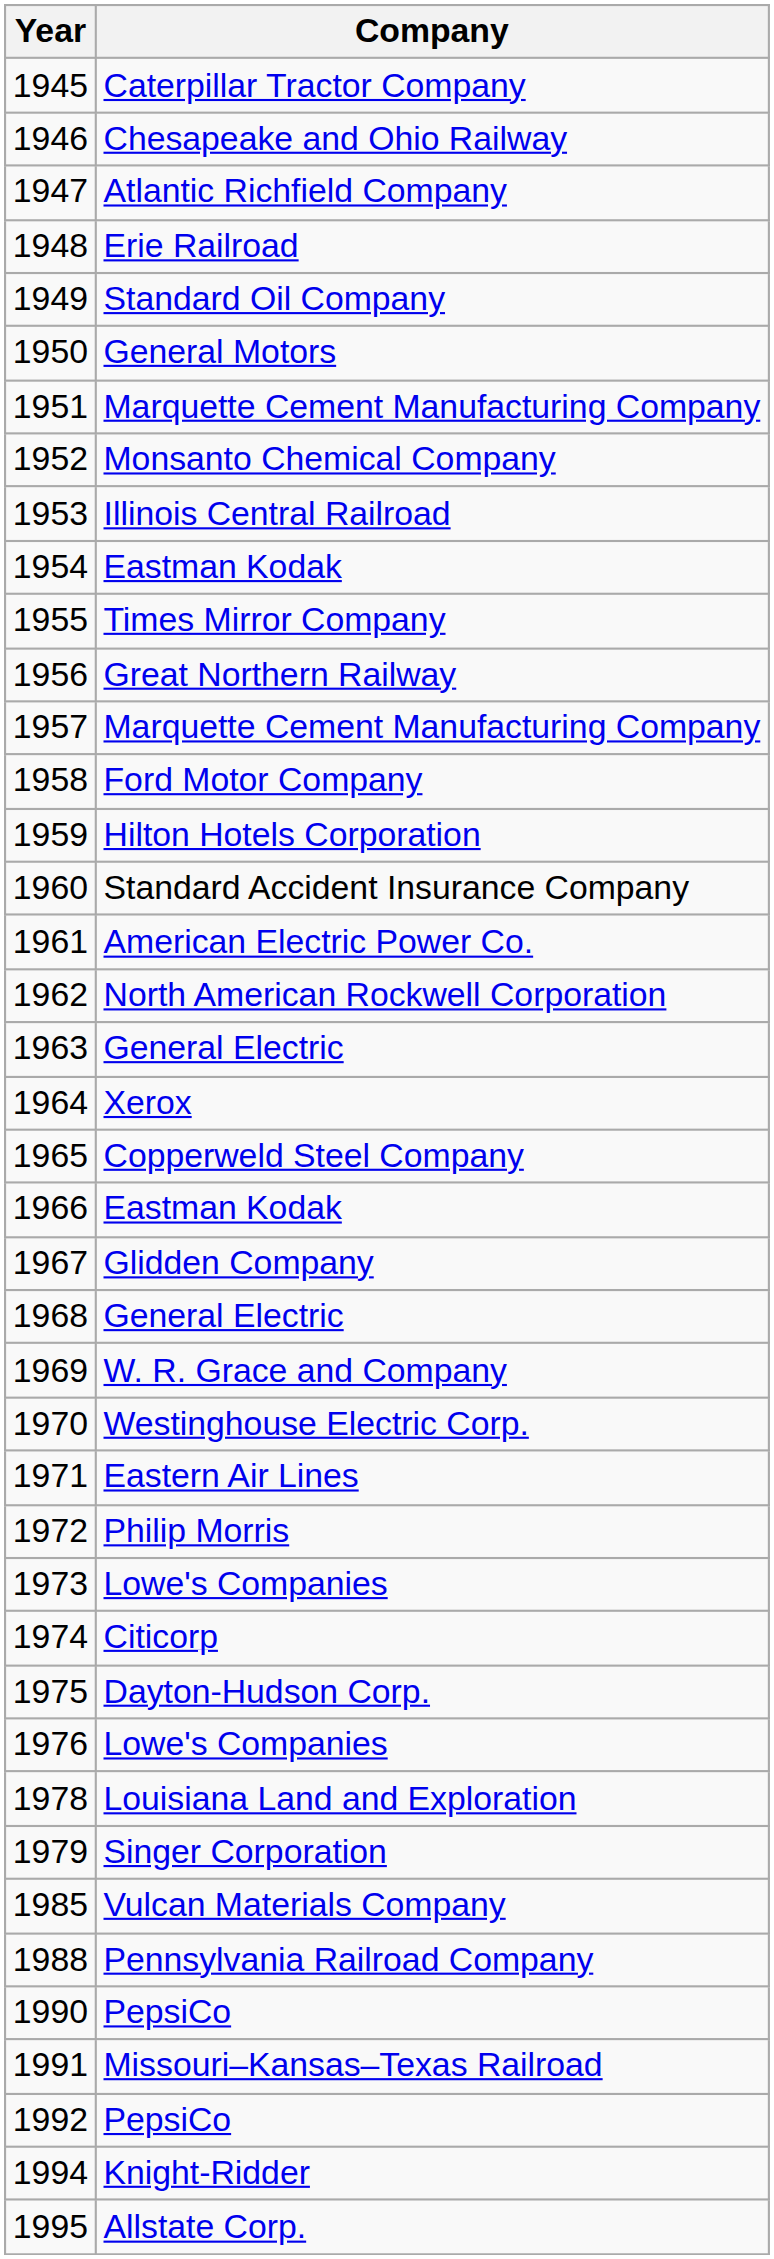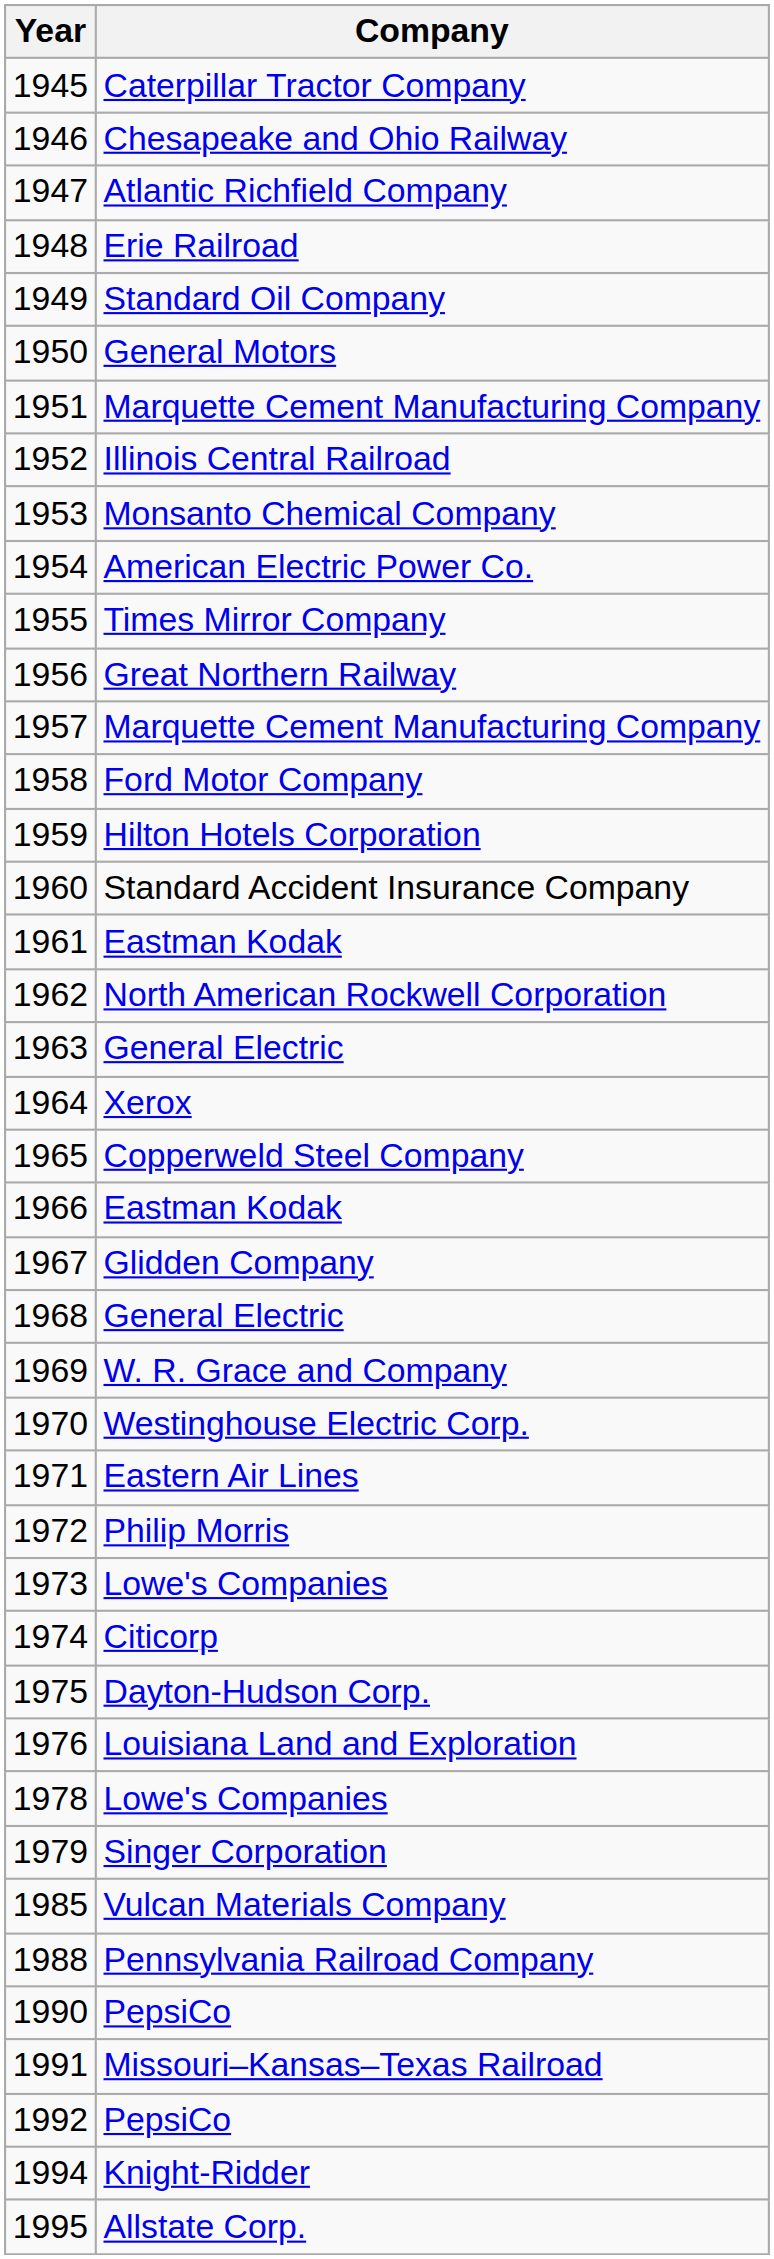(330, 459) Monsanto Chemical Company -> (277, 459) Illinois Central Railroad
(277, 513) Illinois Central Railroad -> (330, 513) Monsanto Chemical Company
(223, 566) Eastman Kodak -> (318, 566) American Electric Power Co.
(318, 941) American Electric Power Co. -> (223, 941) Eastman Kodak
(246, 1744) Lowe's Companies -> (340, 1744) Louisiana Land and Exploration
(340, 1798) Louisiana Land and Exploration -> (246, 1798) Lowe's Companies
